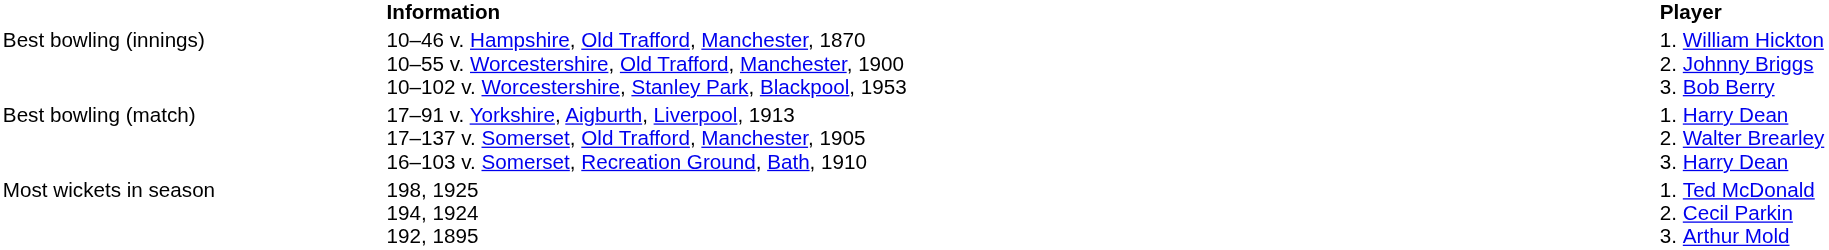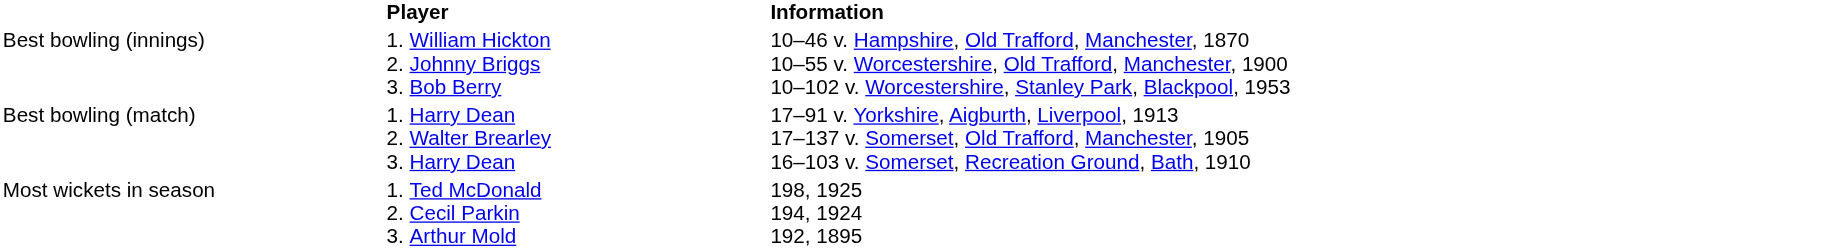columns swapped: (1691, 12) <-> (443, 12)
